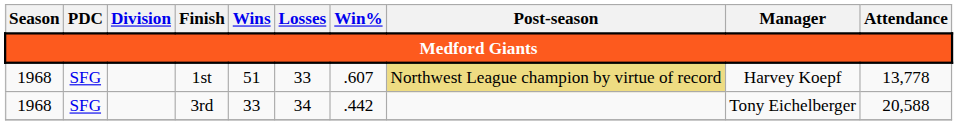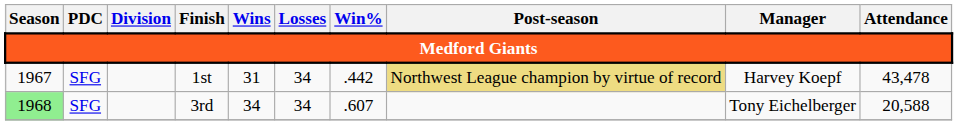(34, 77) 1968 -> (34, 77) 1967
(252, 77) 51 -> (252, 77) 31
(302, 77) 33 -> (302, 77) 34
(358, 77) .607 -> (358, 77) .442
(906, 77) 13,778 -> (906, 77) 43,478
(34, 106) no background -> (34, 106) lightgreen background
(252, 106) 33 -> (252, 106) 34
(358, 106) .442 -> (358, 106) .607
